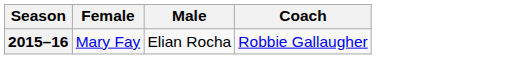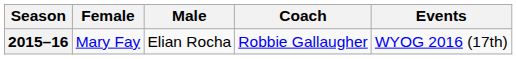+ column: (441, 16)
